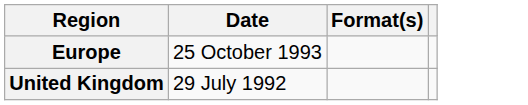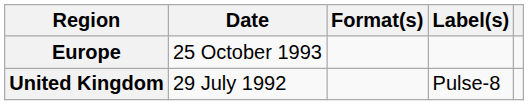+ column: (471, 20)
